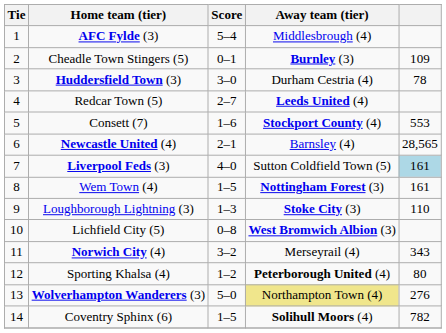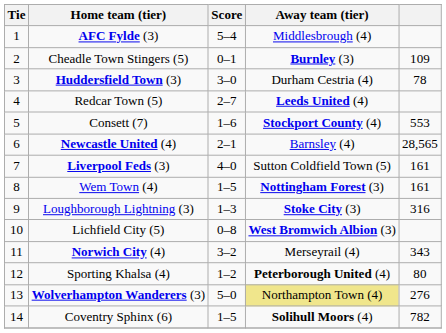(420, 165) lightblue background -> (420, 165) no background
(420, 208) 110 -> (420, 208) 316
